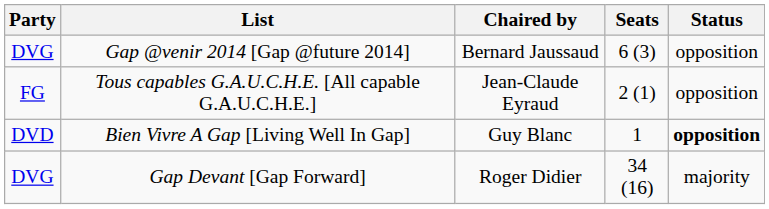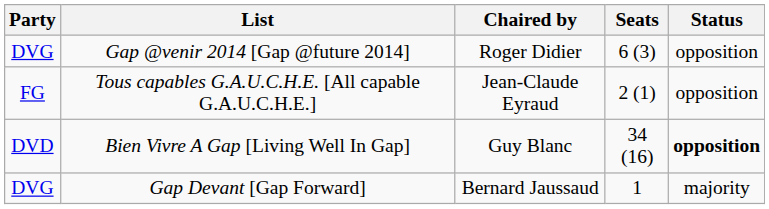(530, 50) Bernard Jaussaud -> (530, 50) Roger Didier
(637, 134) 1 -> (637, 145) 34 (16)
(530, 176) Roger Didier -> (530, 187) Bernard Jaussaud
(637, 176) 34 (16) -> (637, 187) 1
